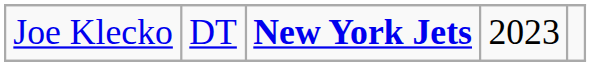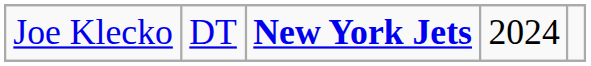(524, 32) 2023 -> (524, 32) 2024
